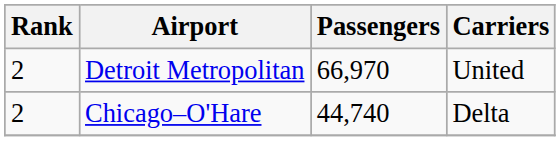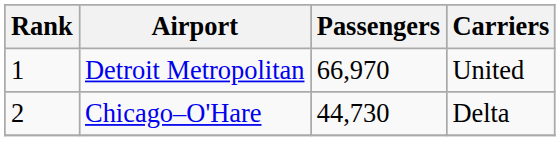(18, 70) 2 -> (18, 70) 1
(353, 113) 44,740 -> (353, 113) 44,730
